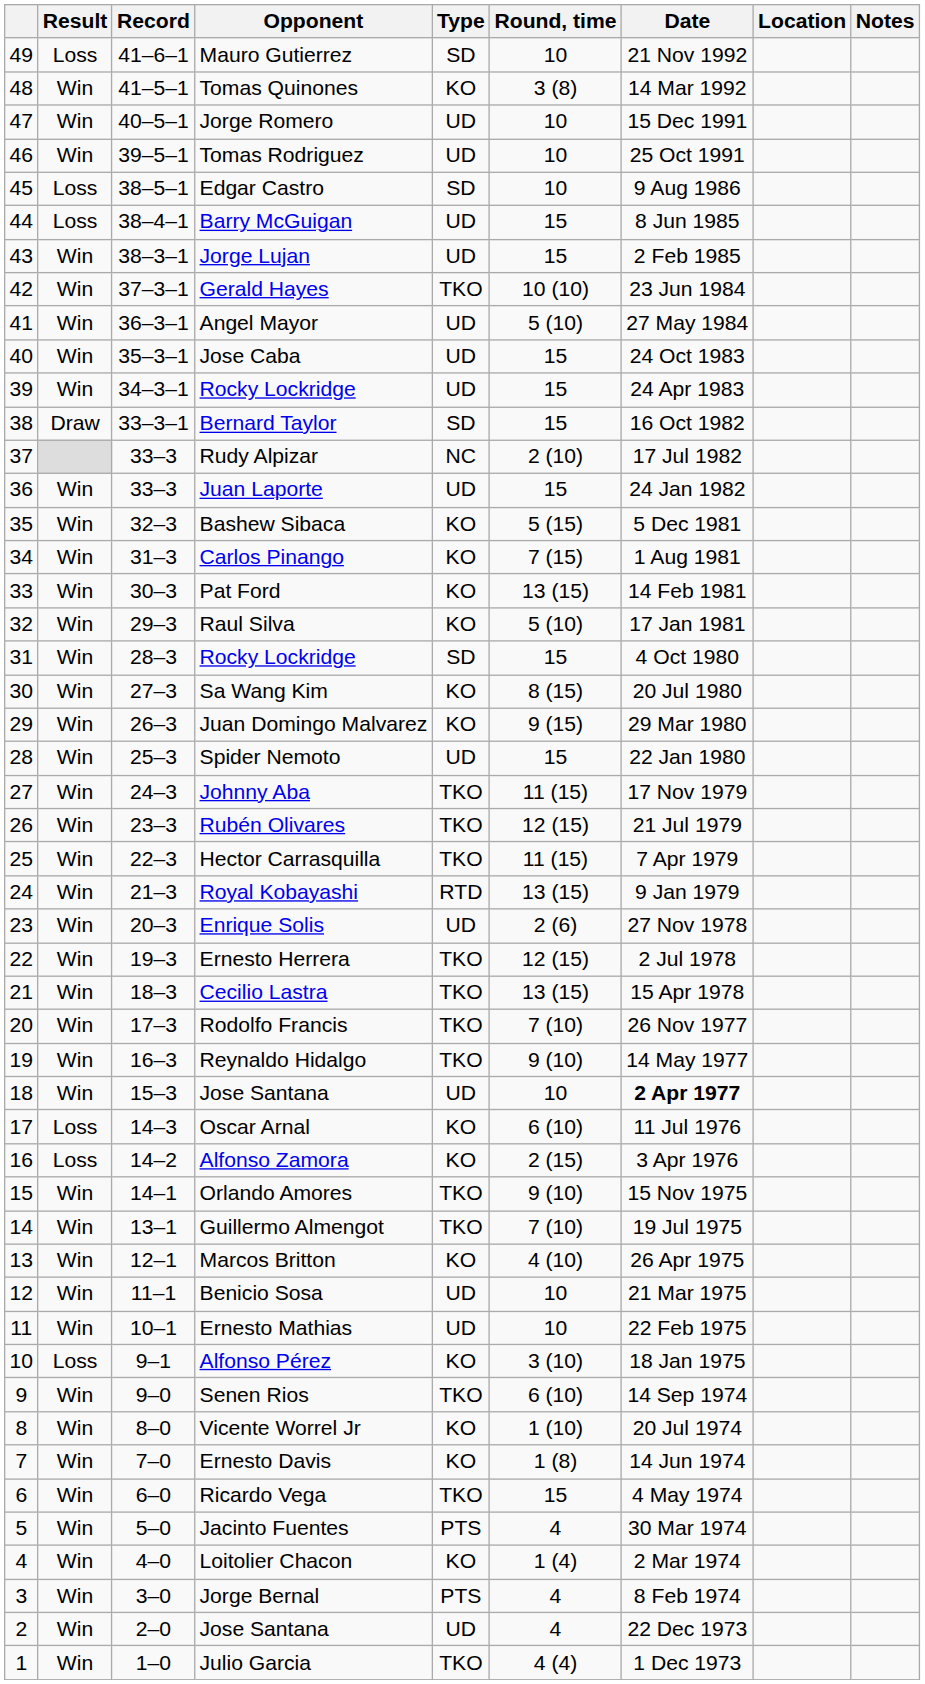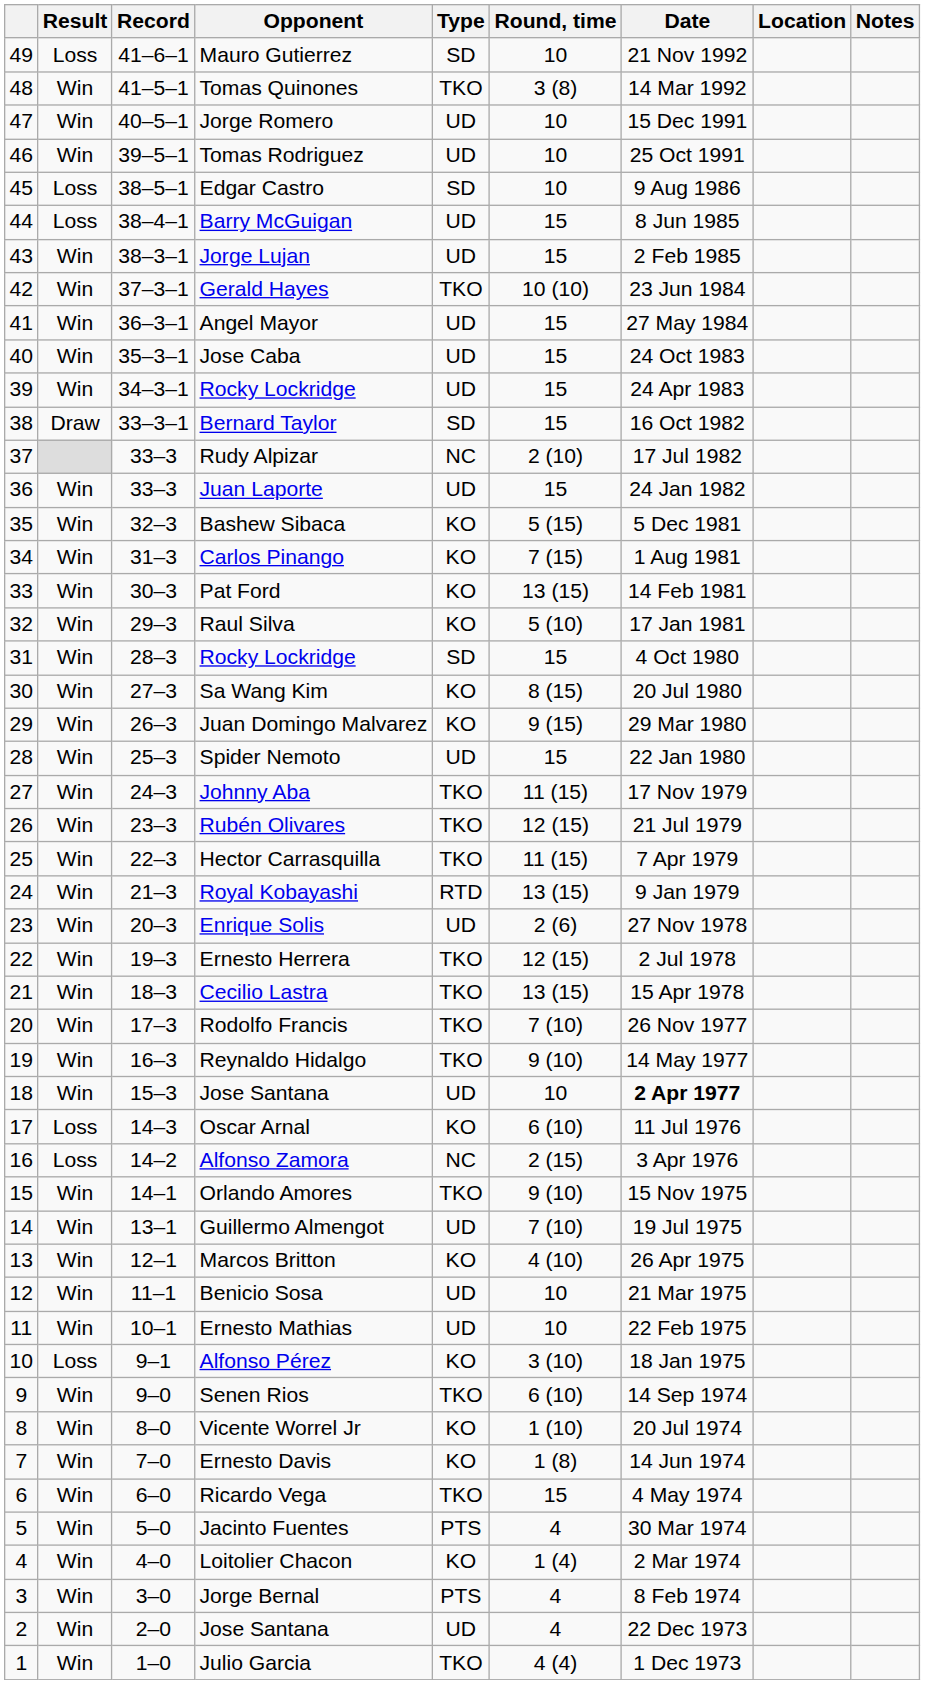(461, 88) KO -> (461, 88) TKO
(555, 322) 5 (10) -> (555, 322) 15
(461, 1160) KO -> (461, 1160) NC
(461, 1227) TKO -> (461, 1227) UD
